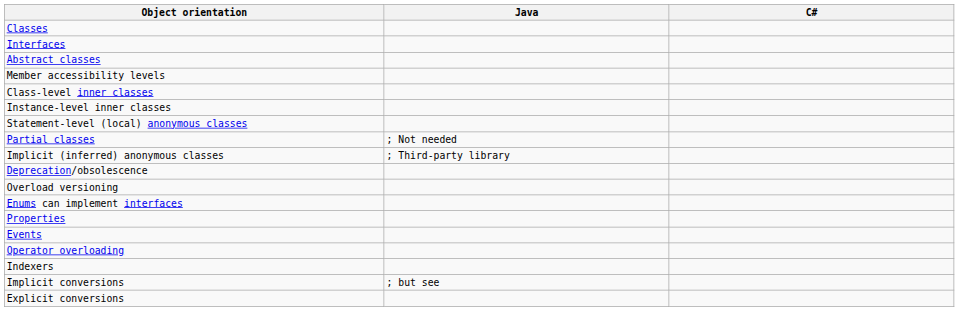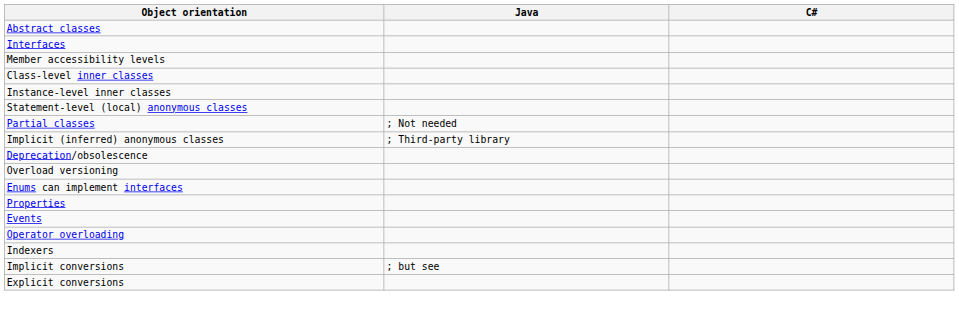- row: (27, 28)
rows swapped: (36, 44) <-> (54, 60)
